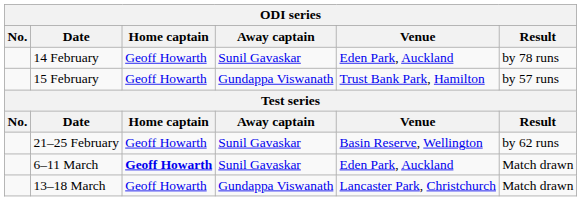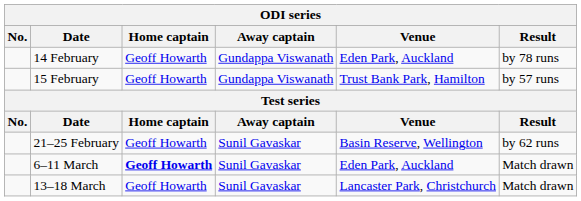(260, 57) Sunil Gavaskar -> (276, 57) Gundappa Viswanath
(276, 185) Gundappa Viswanath -> (260, 185) Sunil Gavaskar
